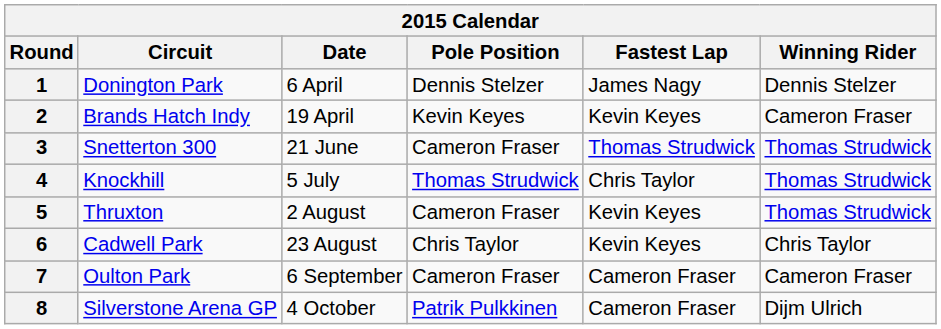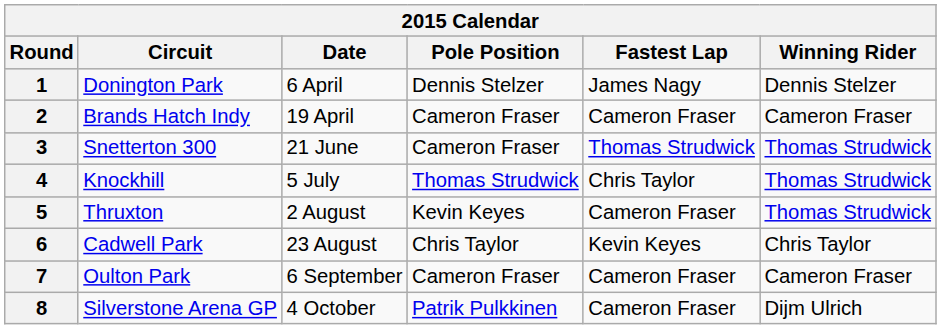(468, 116) Kevin Keyes -> (486, 116) Cameron Fraser
(645, 116) Kevin Keyes -> (662, 116) Cameron Fraser
(486, 212) Cameron Fraser -> (468, 212) Kevin Keyes
(645, 212) Kevin Keyes -> (662, 212) Cameron Fraser
